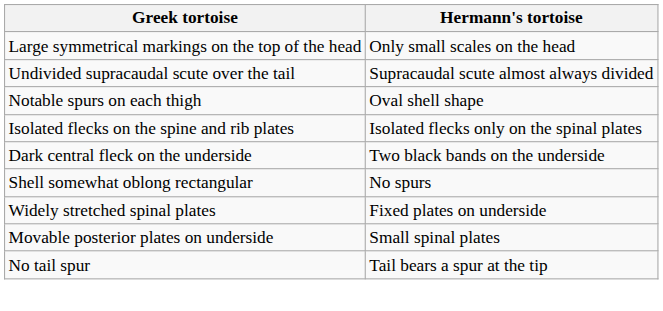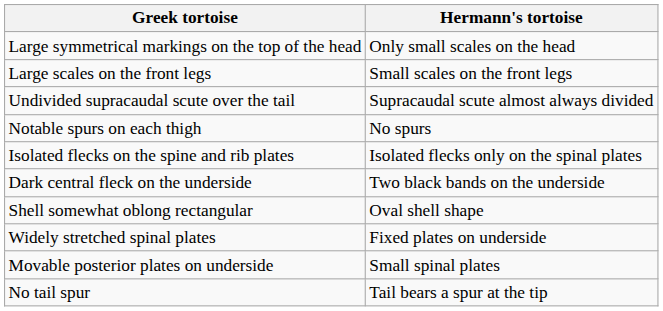+ row: (110, 73)
(426, 100) Oval shell shape -> (400, 127) No spurs
(400, 182) No spurs -> (426, 210) Oval shell shape
